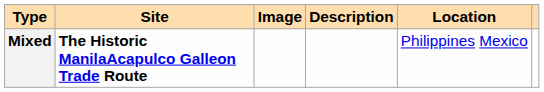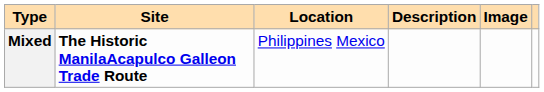columns swapped: (464, 17) <-> (280, 17)
